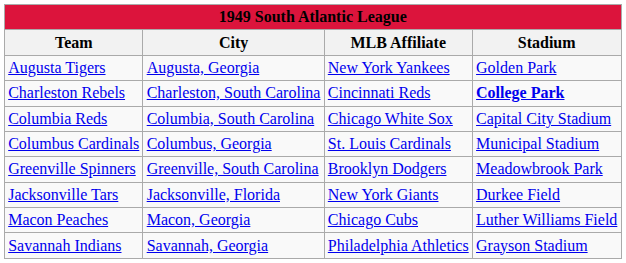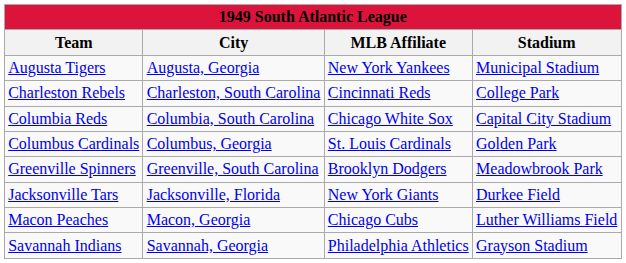(516, 67) Golden Park -> (538, 67) Municipal Stadium
(520, 93) bold -> (518, 93) normal
(538, 144) Municipal Stadium -> (516, 144) Golden Park
